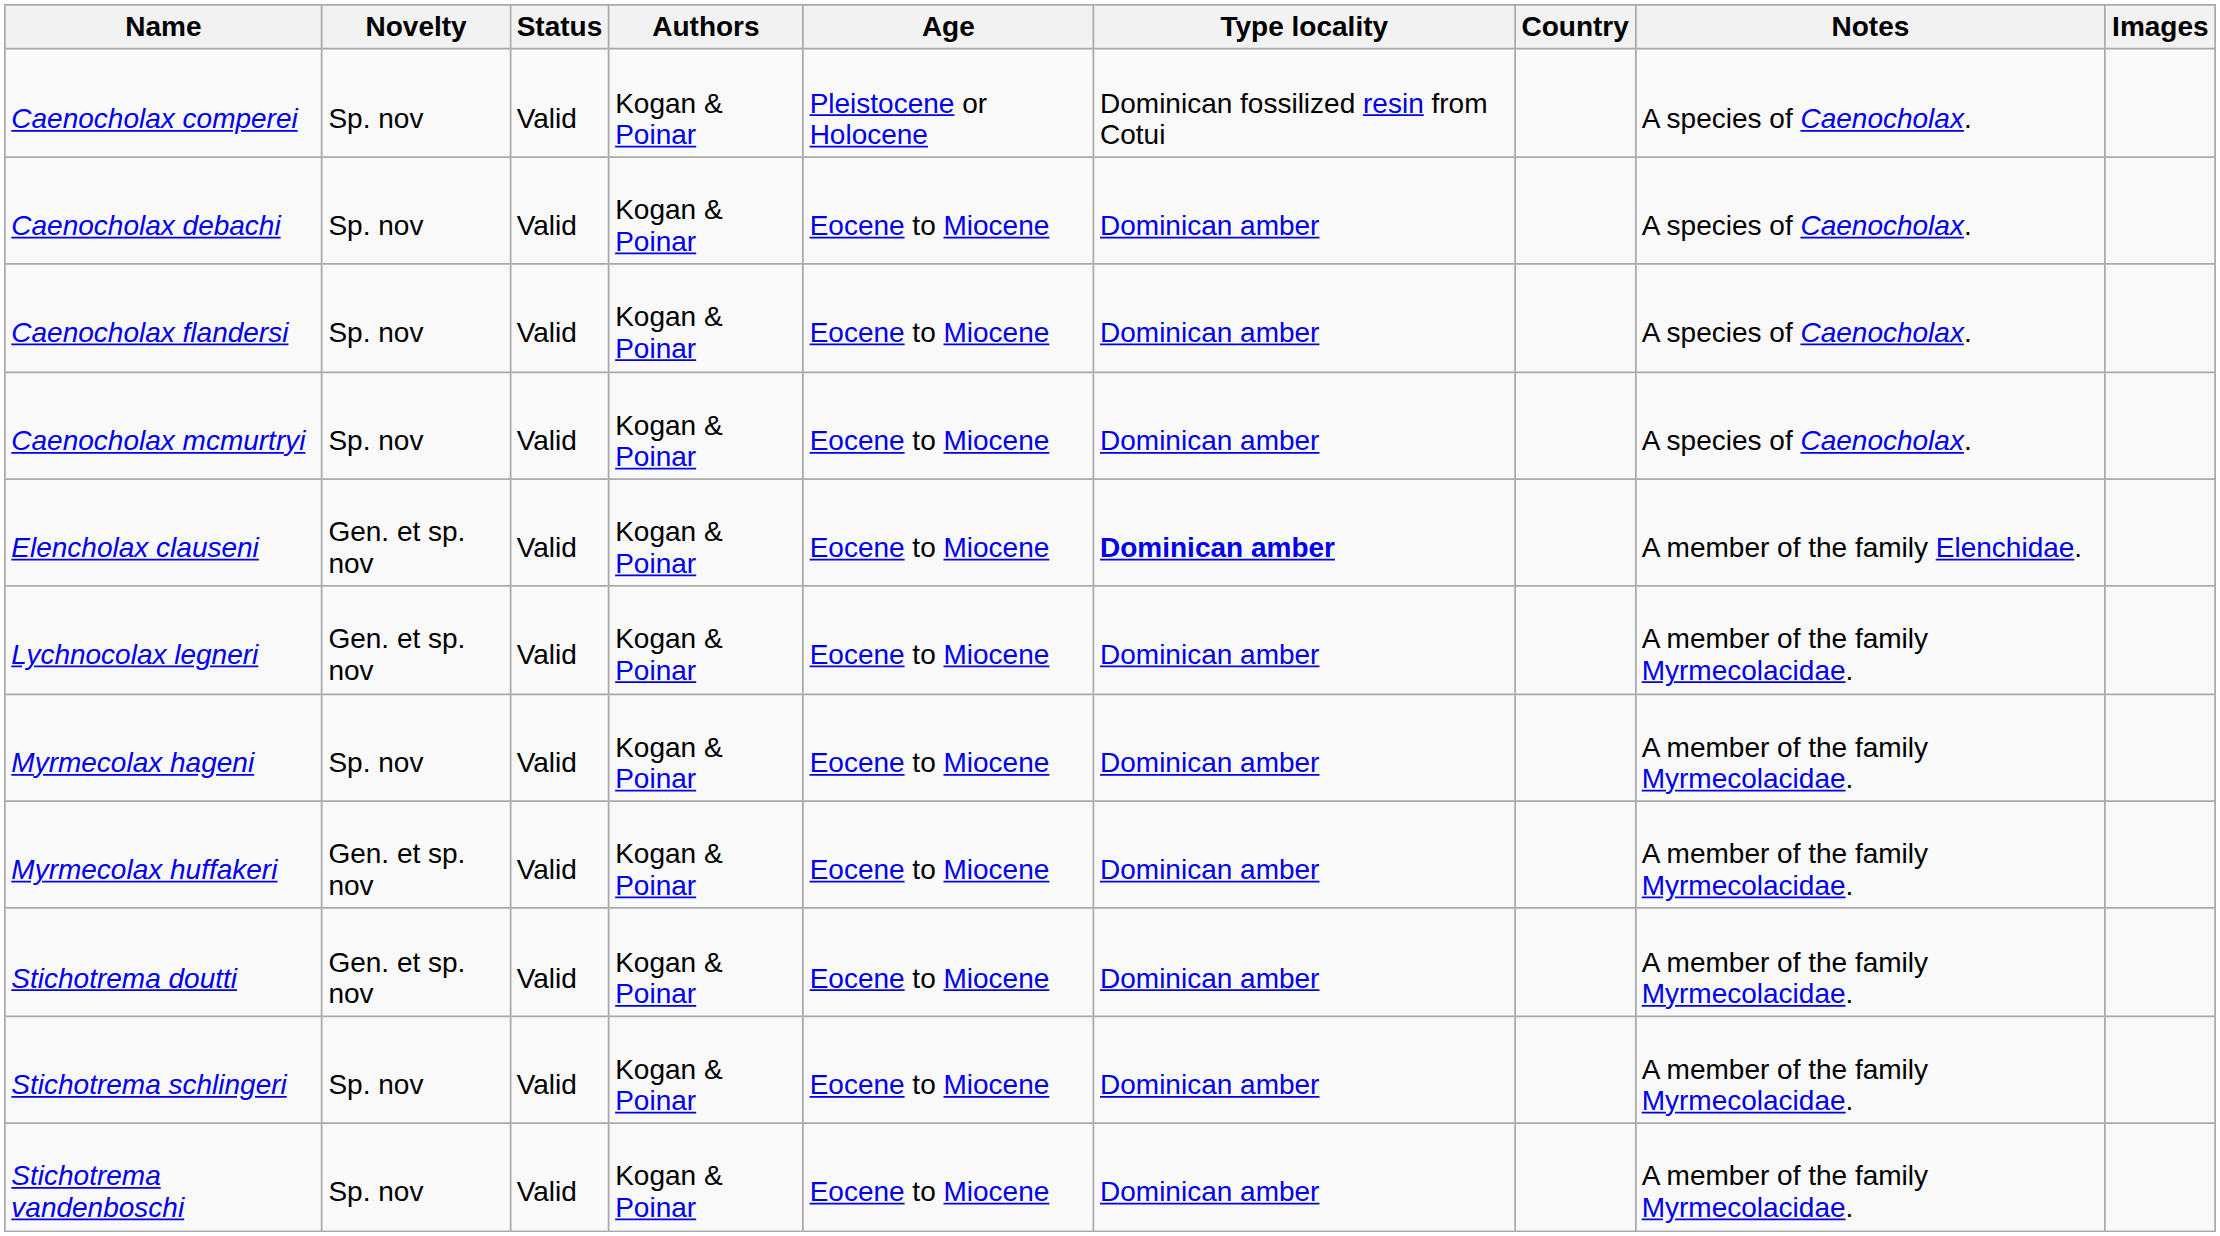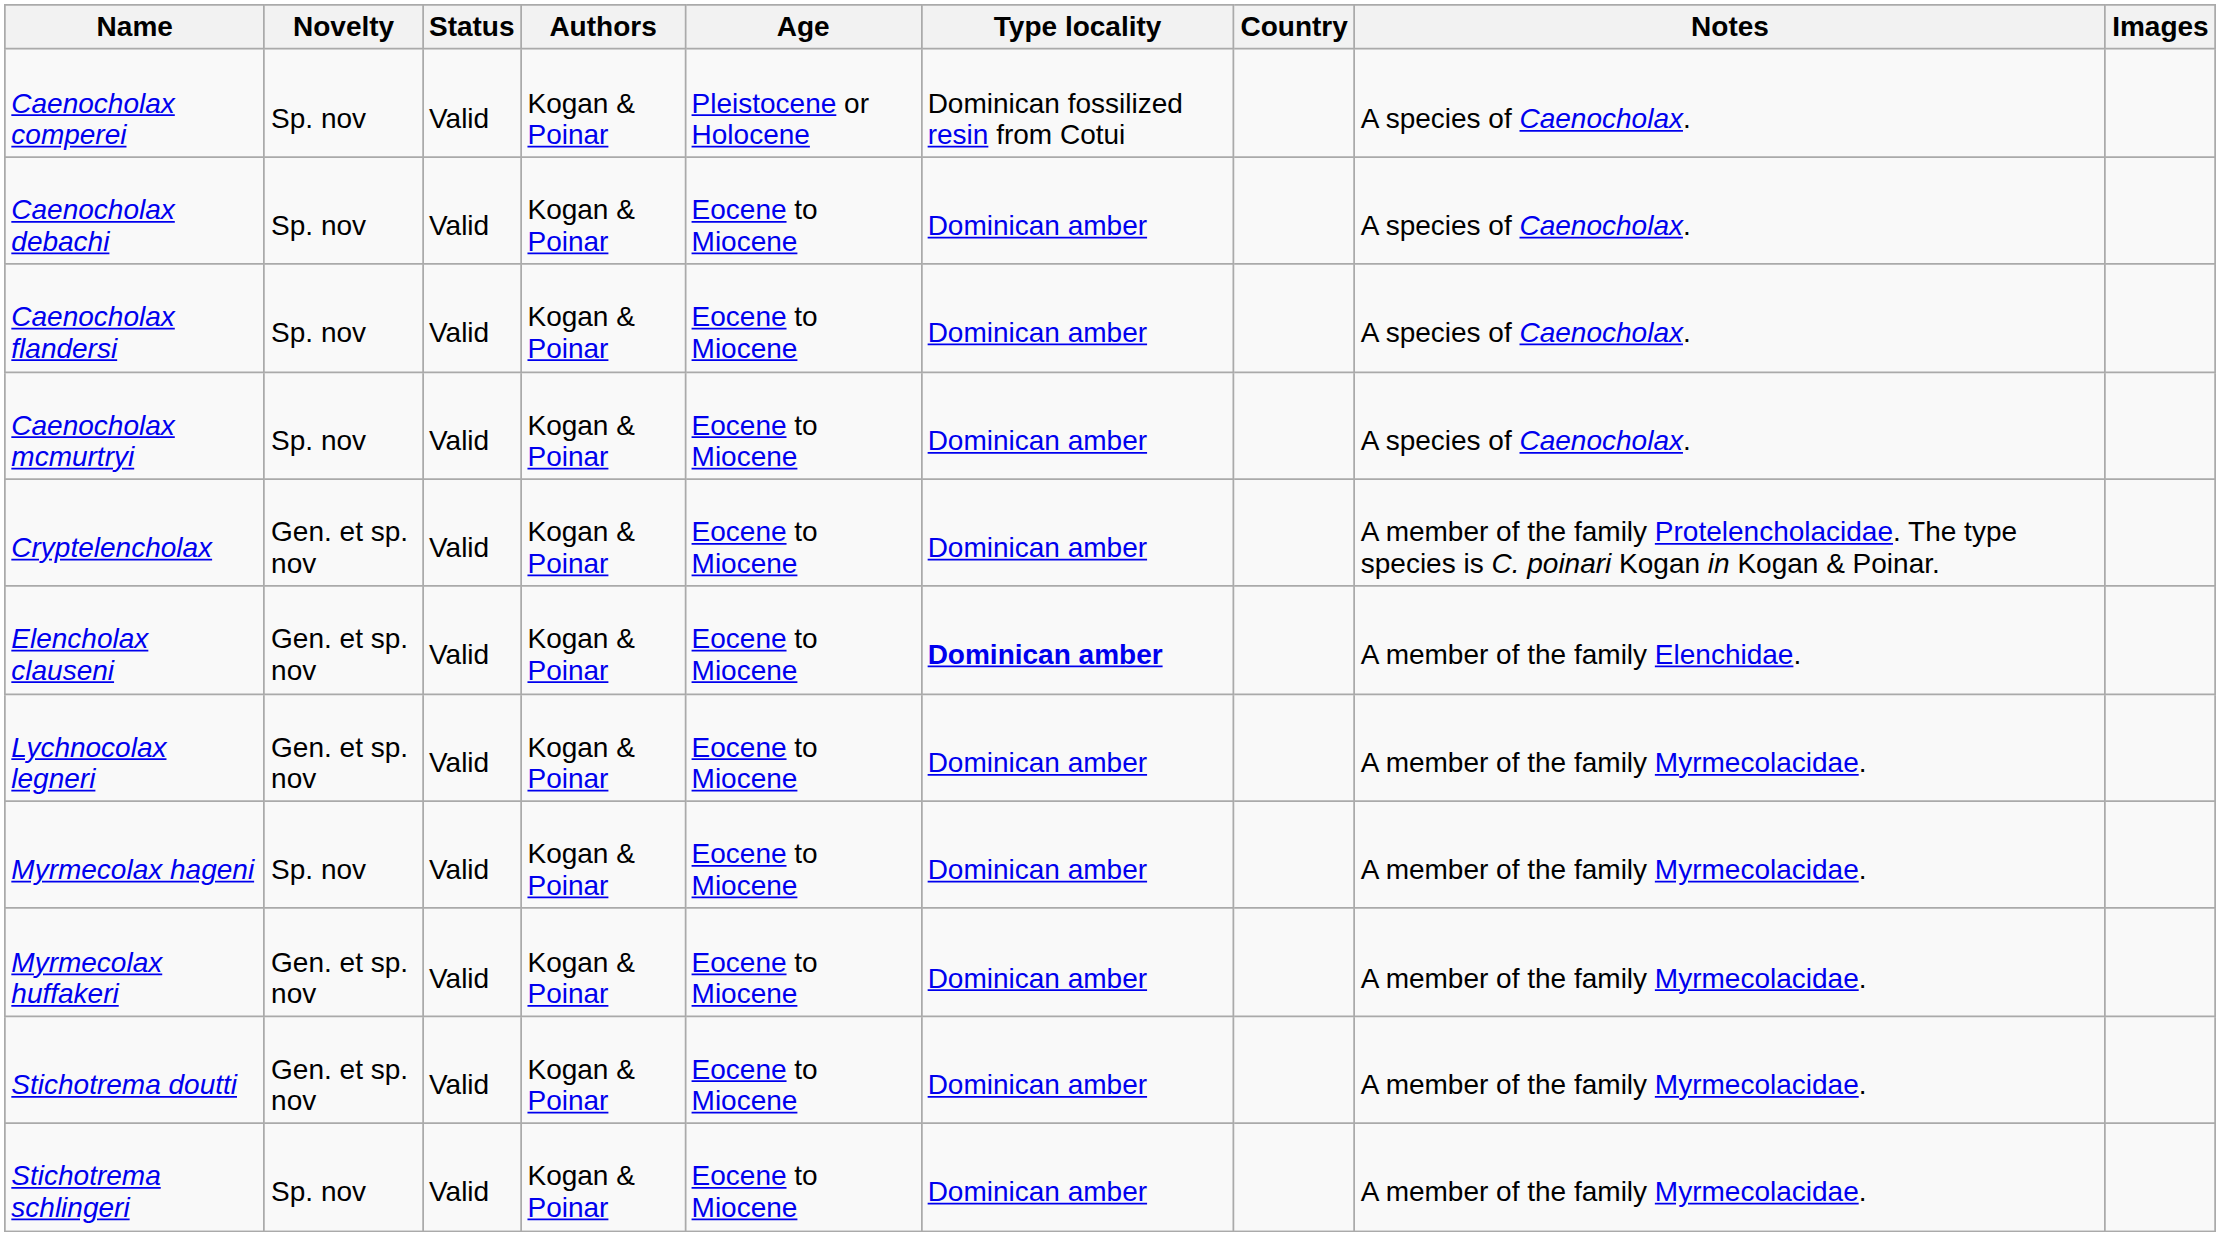+ row: (112, 547)
- row: (98, 1192)
